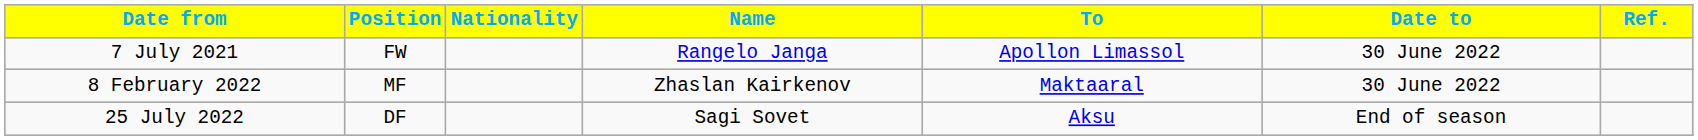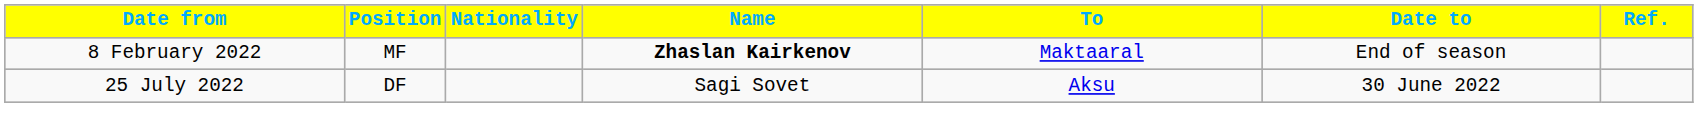- row: (174, 53)
(752, 86) normal -> (752, 53) bold
(1431, 86) 30 June 2022 -> (1431, 53) End of season
(1431, 118) End of season -> (1431, 86) 30 June 2022
